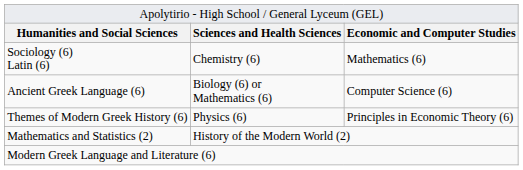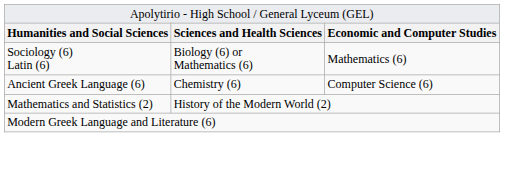(226, 58) Chemistry (6) -> (213, 58) Biology (6) or Mathematics (6)
(232, 91) Biology (6) or Mathematics (6) -> (207, 84) Chemistry (6)
- row: (97, 117)
